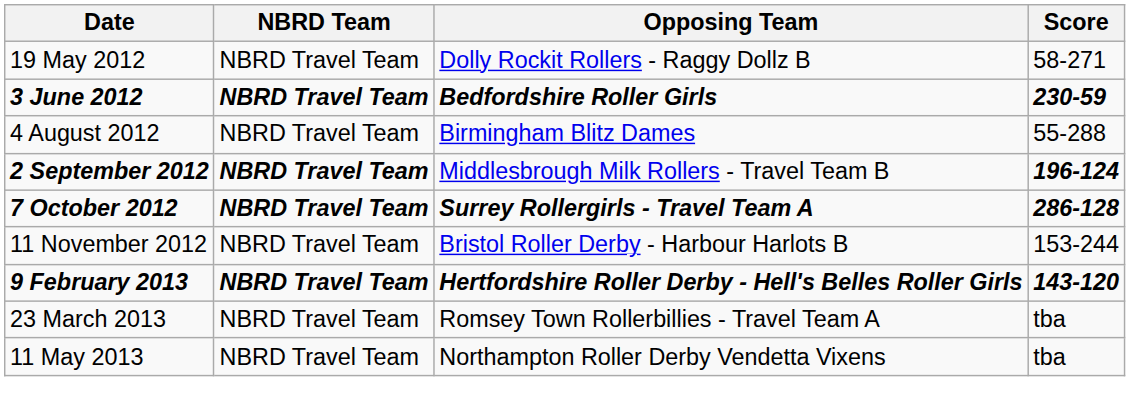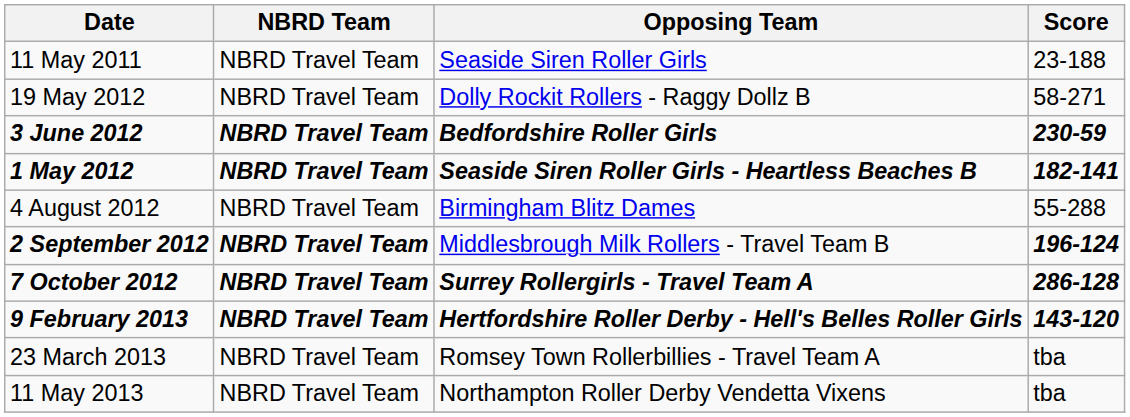+ row: (76, 60)
+ row: (72, 171)
- row: (109, 245)
